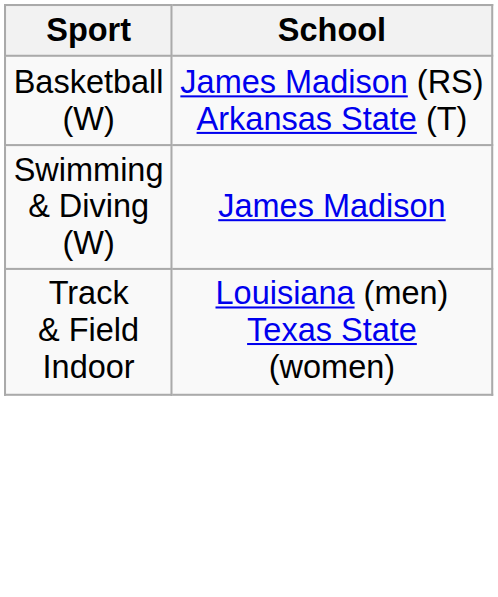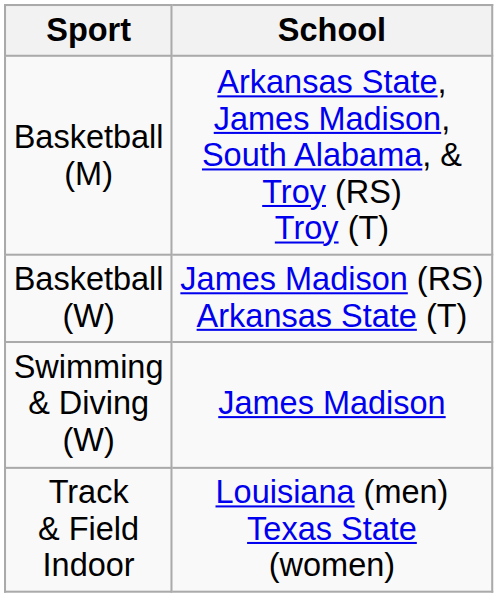+ row: (89, 154)
